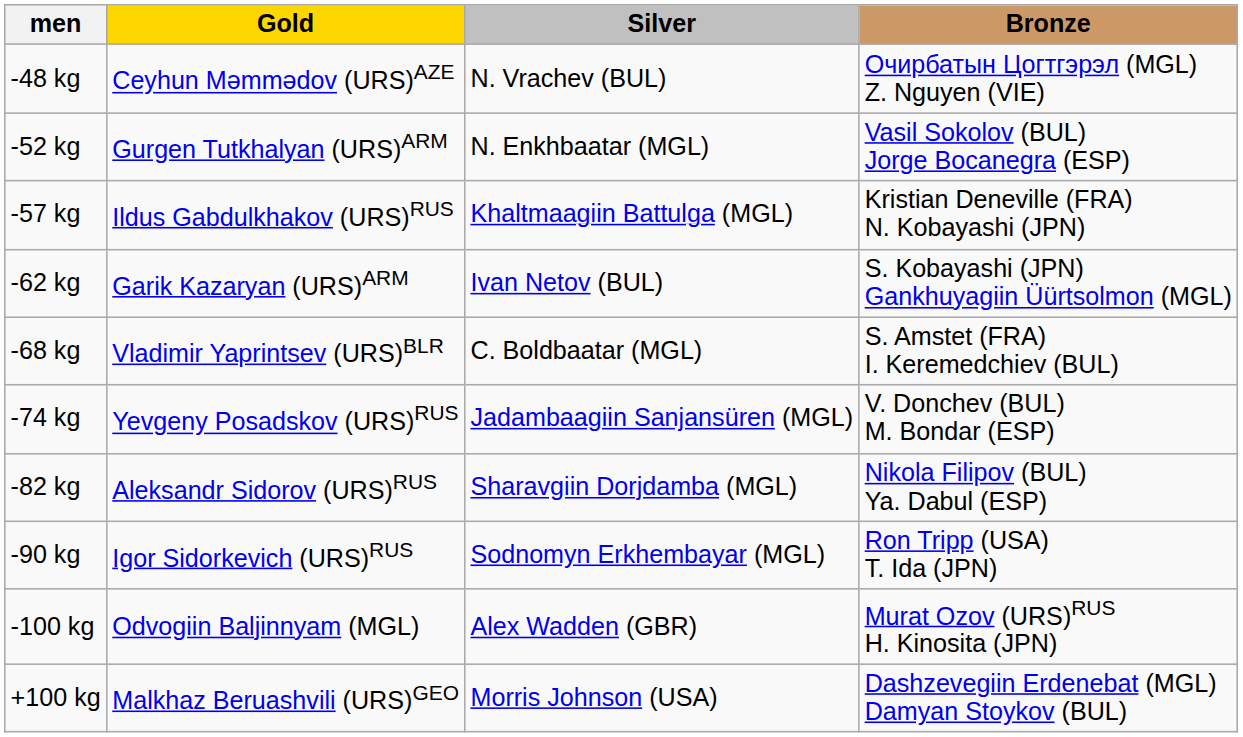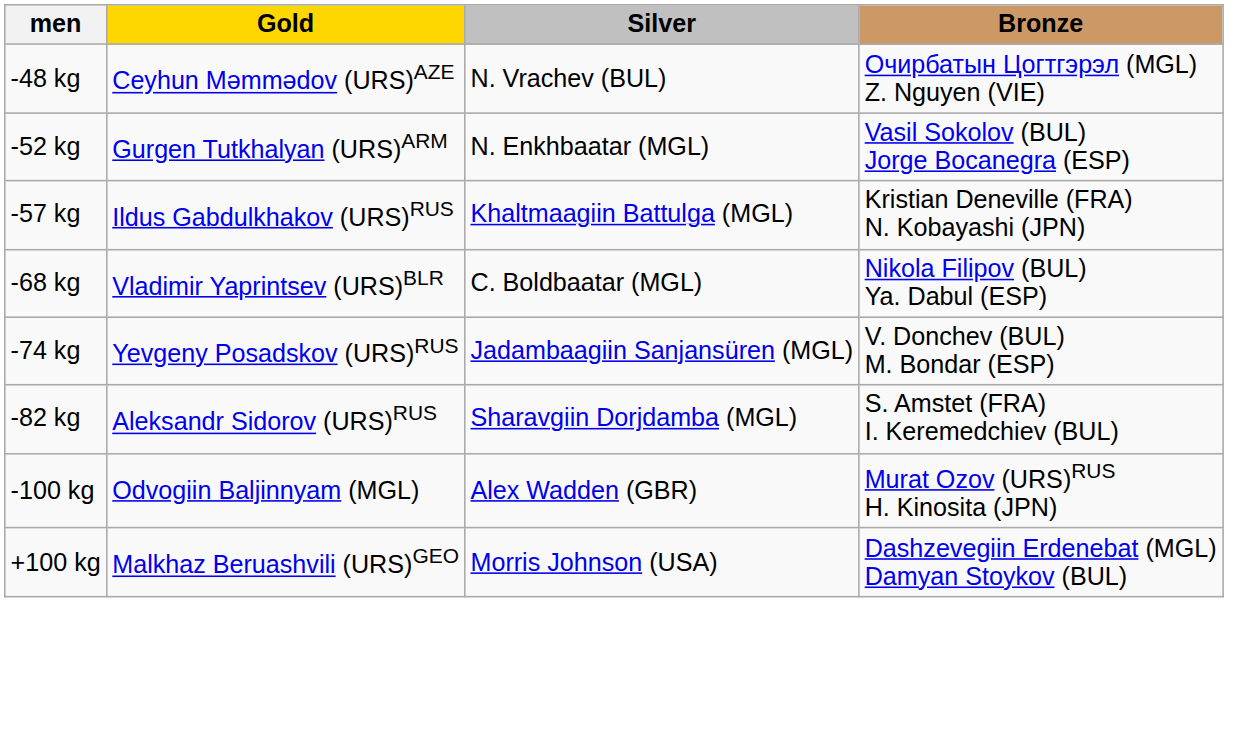- row: (45, 282)
(992, 350) S. Amstet (FRA) I. Keremedchiev (BUL) -> (976, 282) Nikola Filipov (BUL) Ya. Dabul (ESP)
(976, 486) Nikola Filipov (BUL) Ya. Dabul (ESP) -> (992, 418) S. Amstet (FRA) I. Keremedchiev (BUL)
- row: (45, 555)
